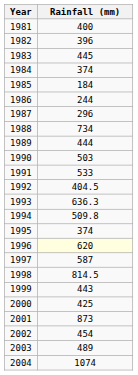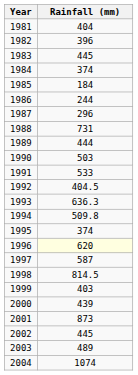(85, 26) 400 -> (85, 26) 404
(85, 129) 734 -> (85, 129) 731
(85, 289) 443 -> (85, 289) 403
(85, 304) 425 -> (85, 304) 439
(85, 333) 454 -> (85, 333) 445
